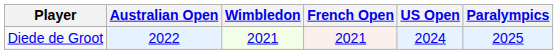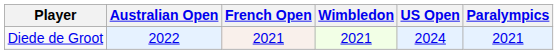columns swapped: (351, 15) <-> (263, 15)
(508, 37) 2025 -> (508, 37) 2021
